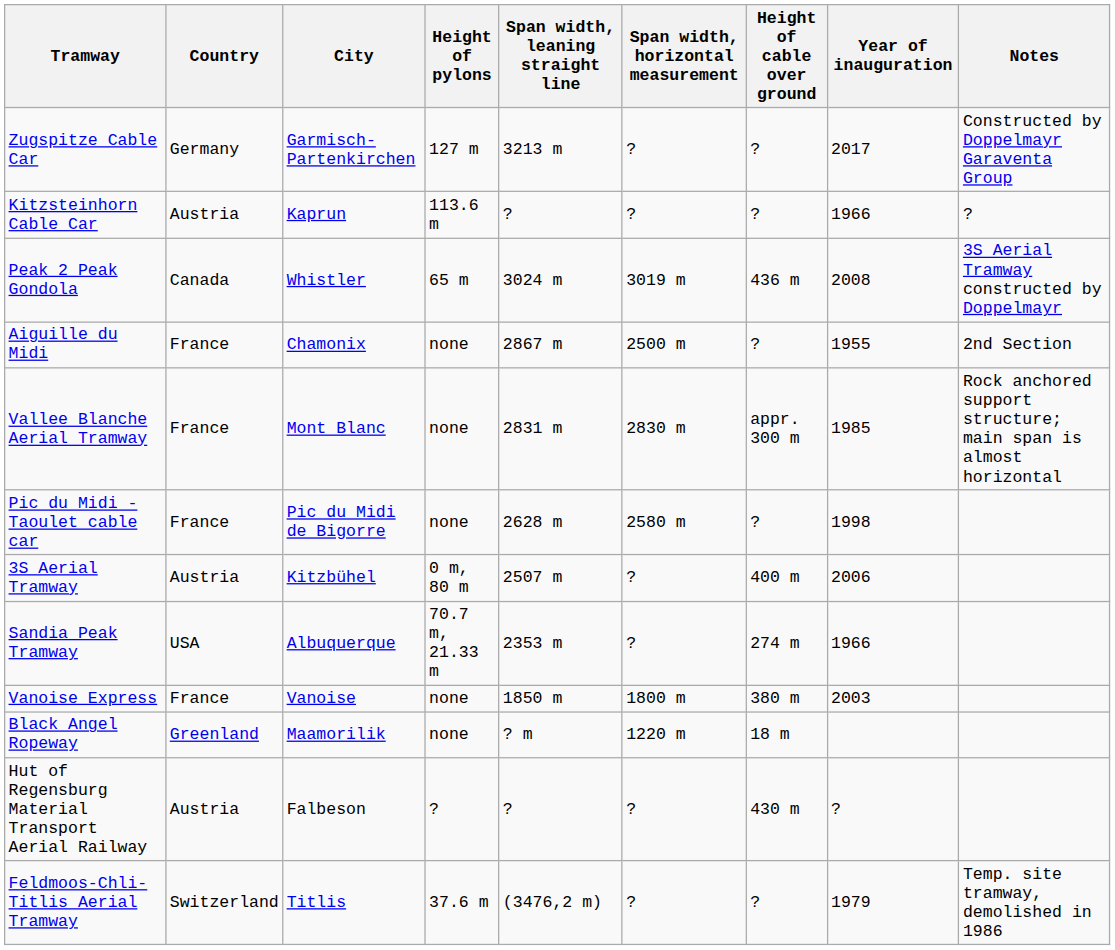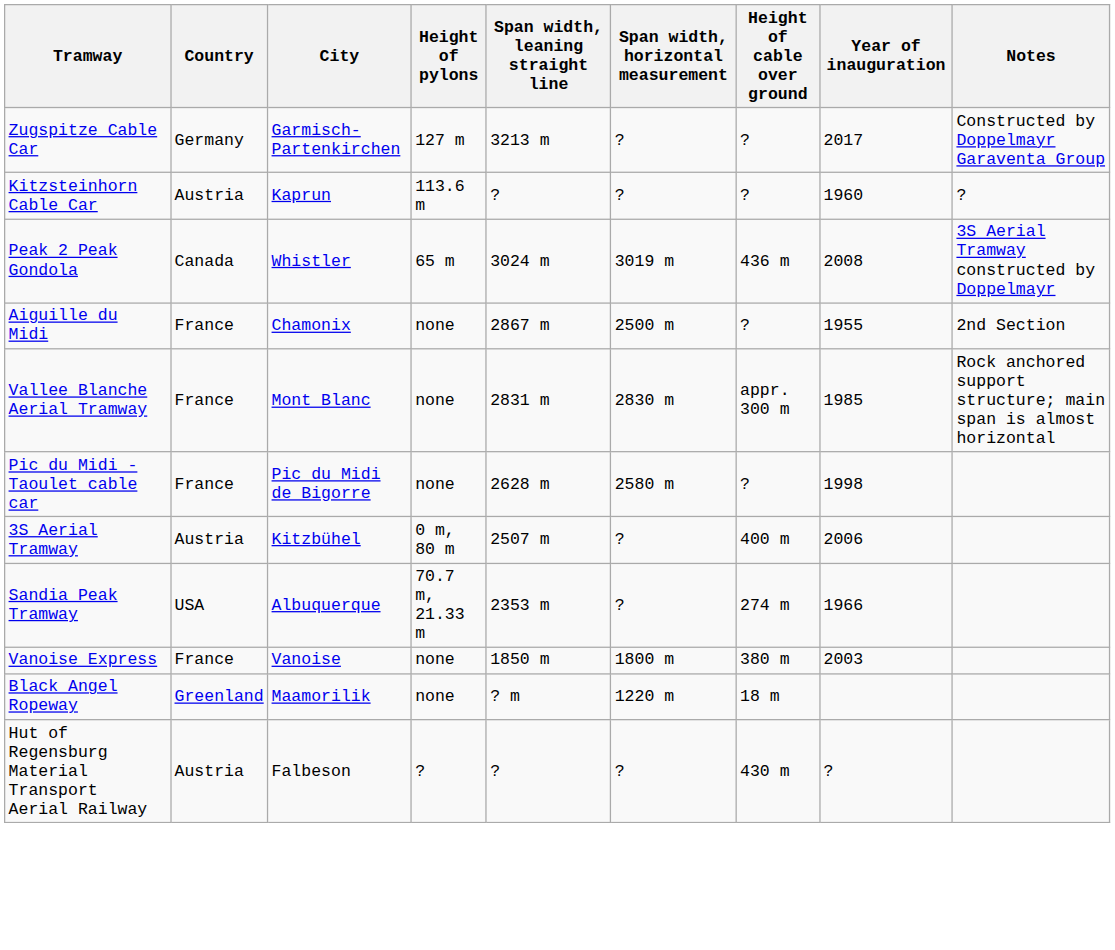(851, 215) 1966 -> (843, 196) 1960
- row: (78, 903)
